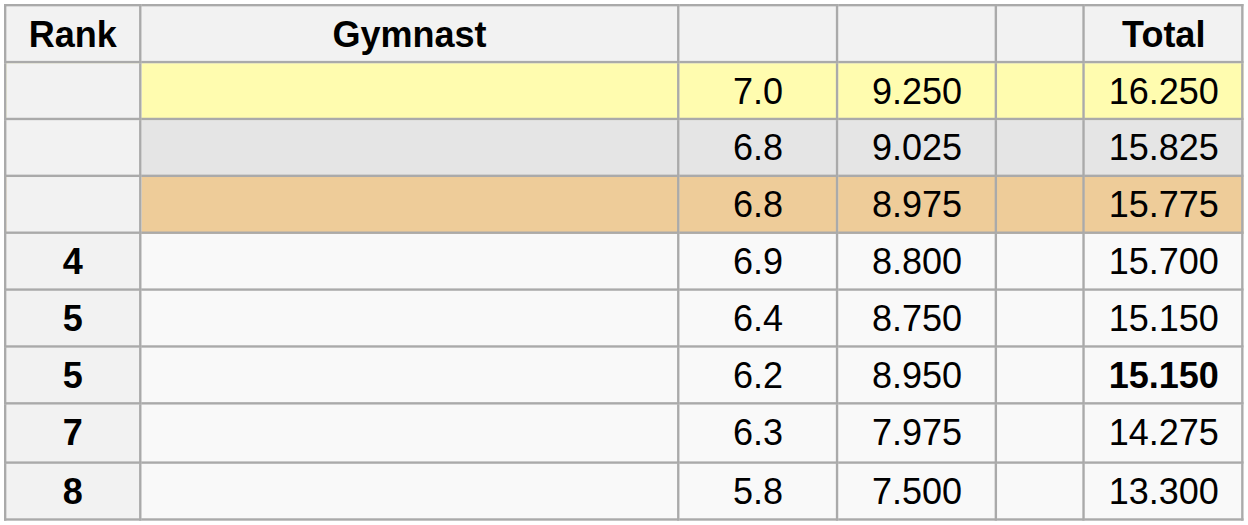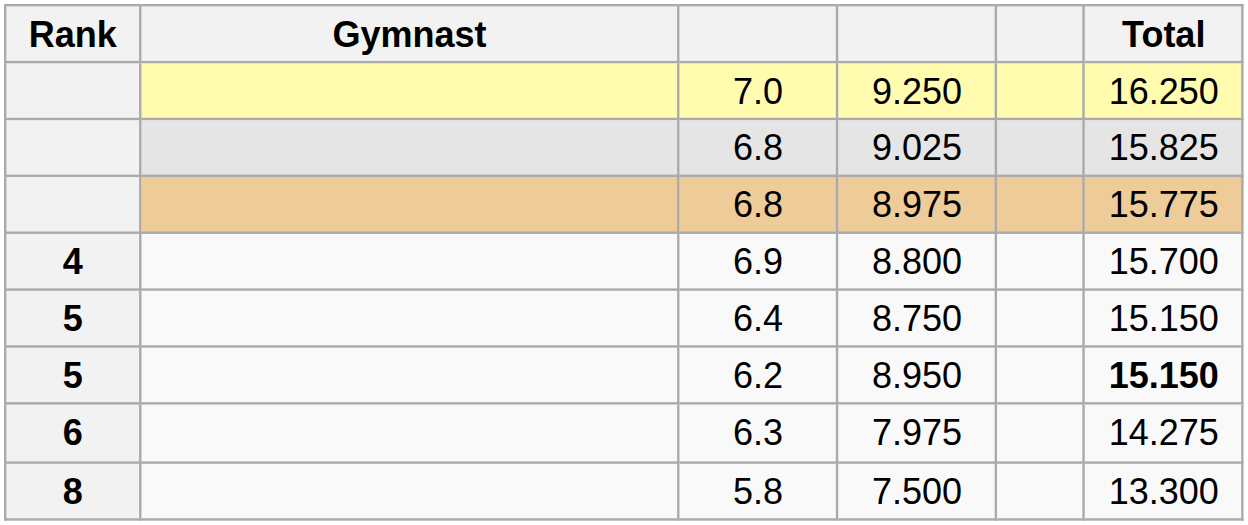(73, 433) 7 -> (73, 433) 6
